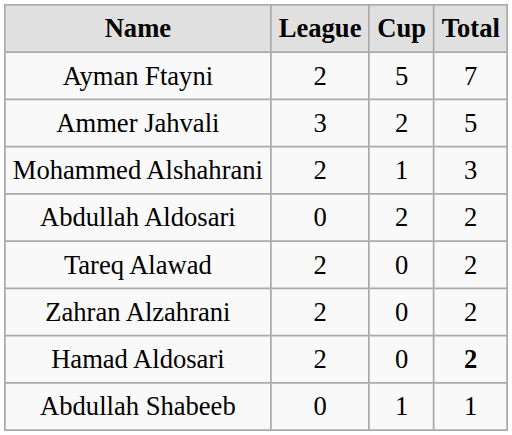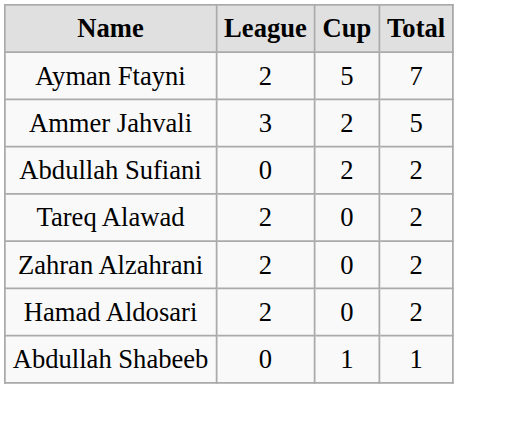- row: (138, 170)
- row: (138, 217)
+ row: (111, 170)
(471, 359) bold -> (416, 311) normal
